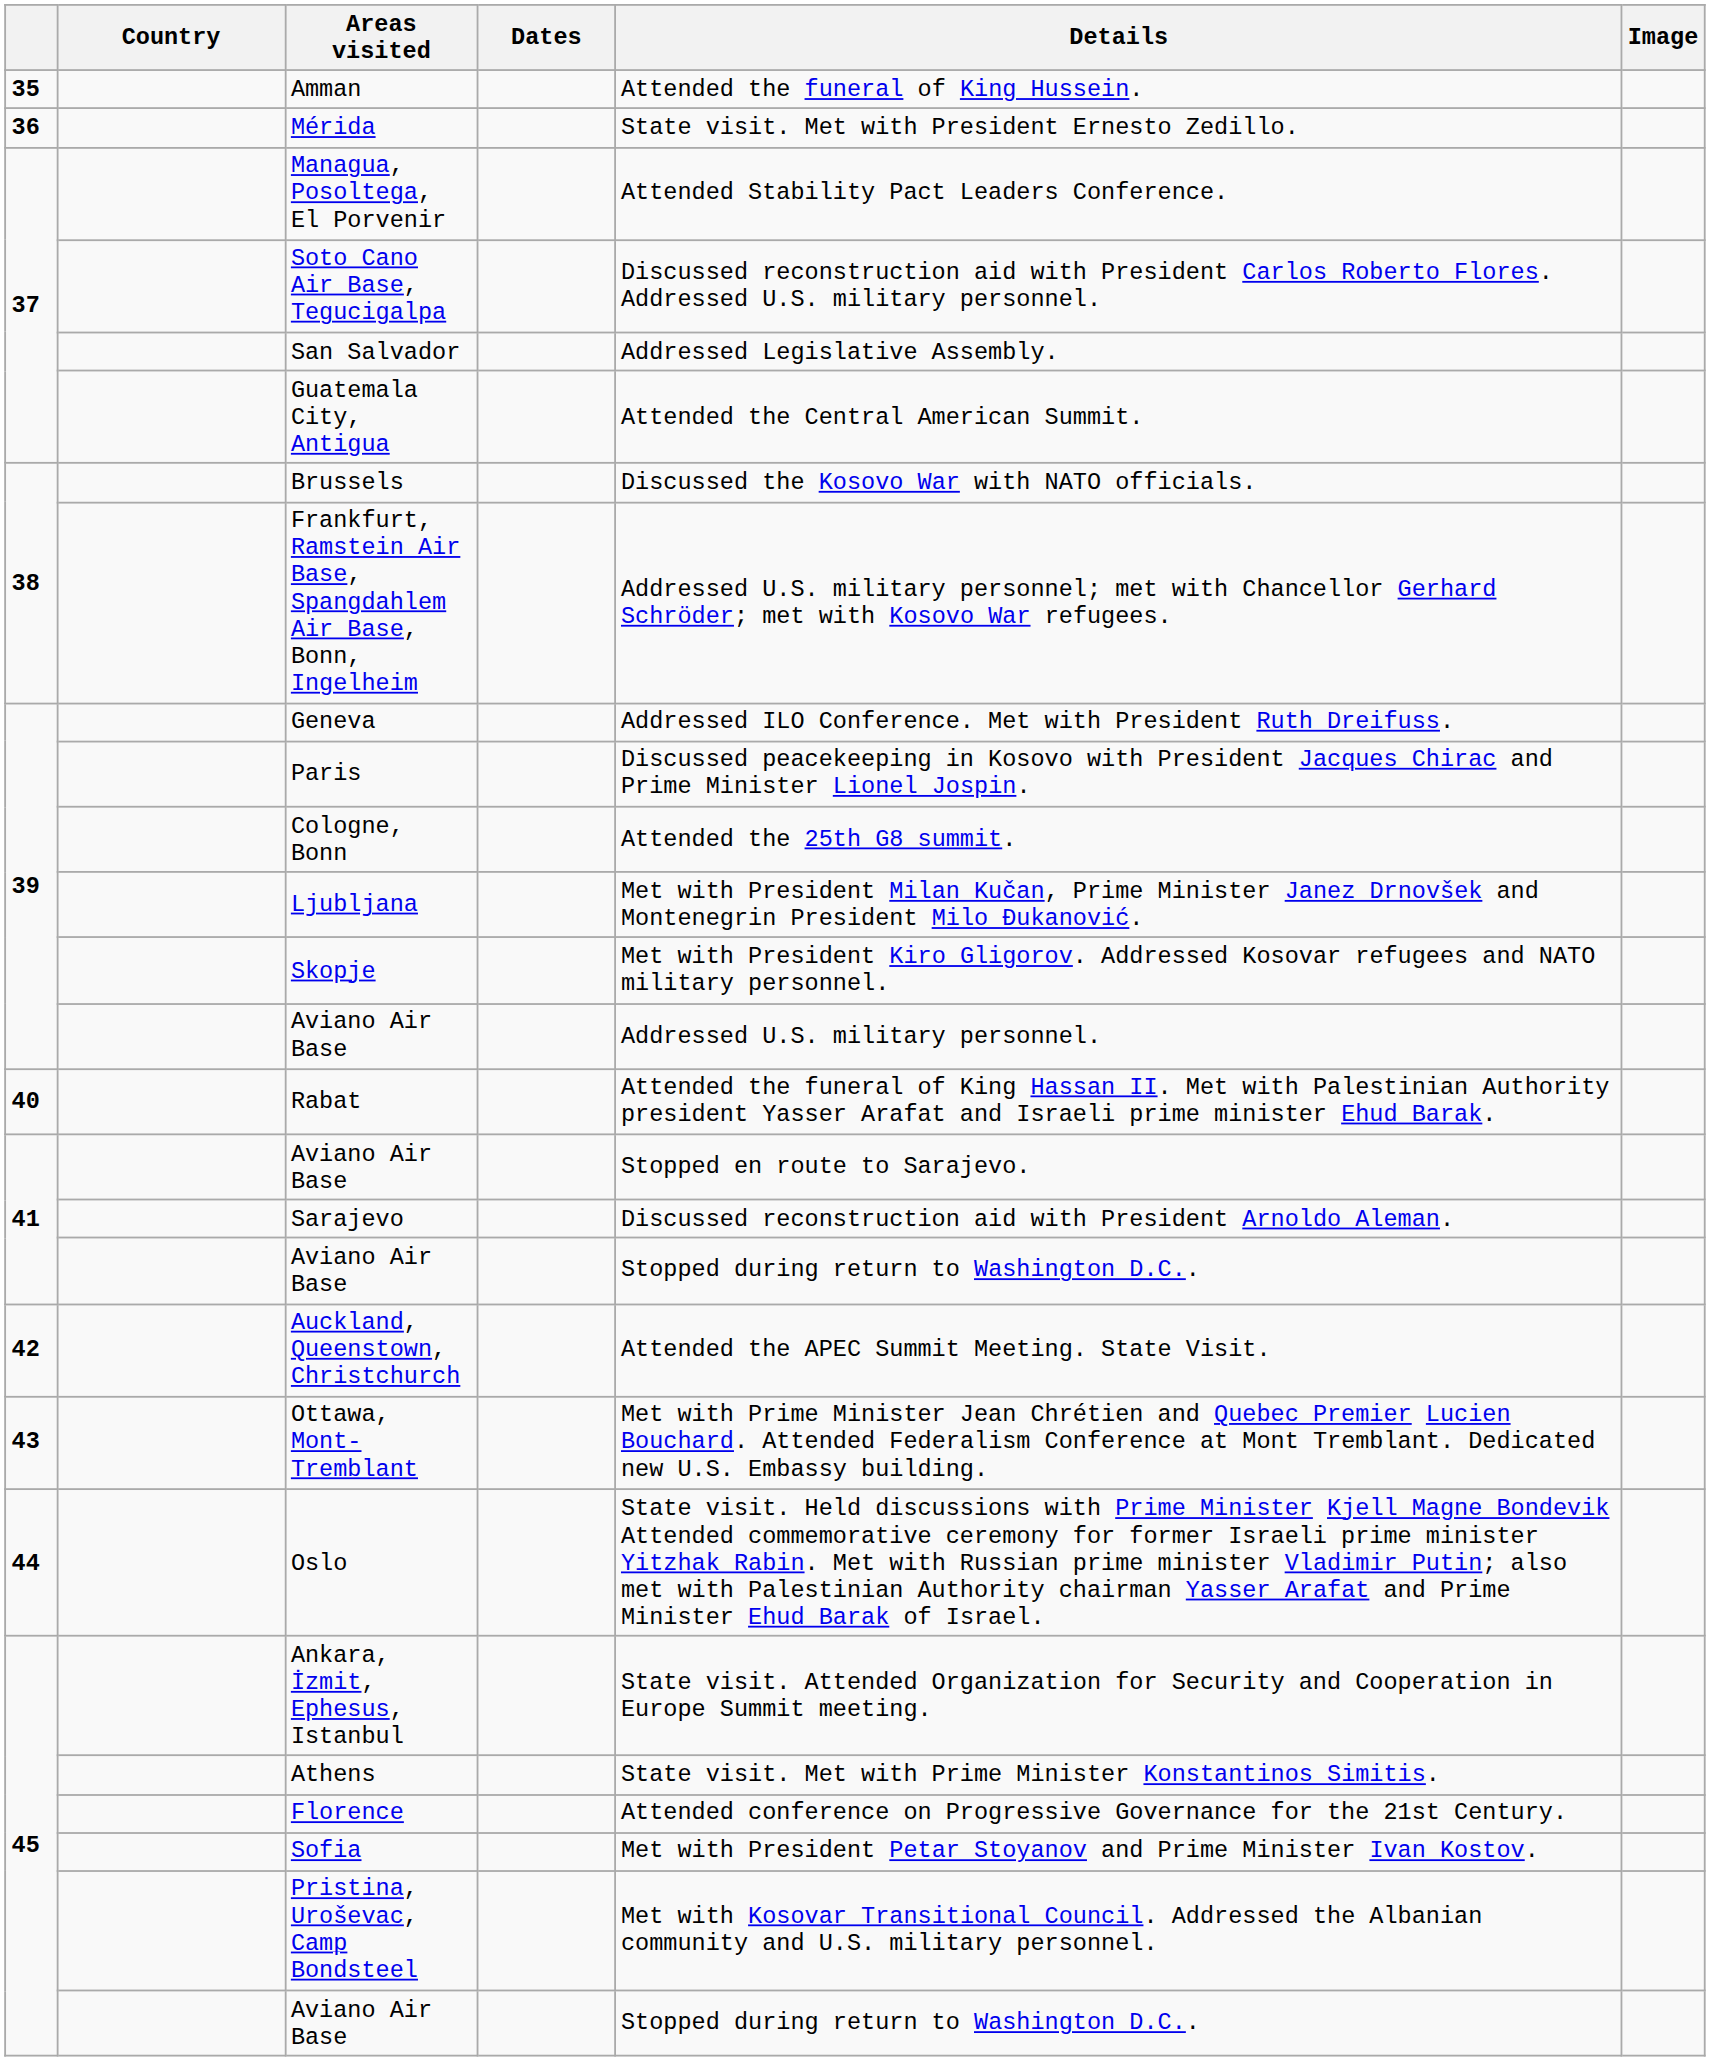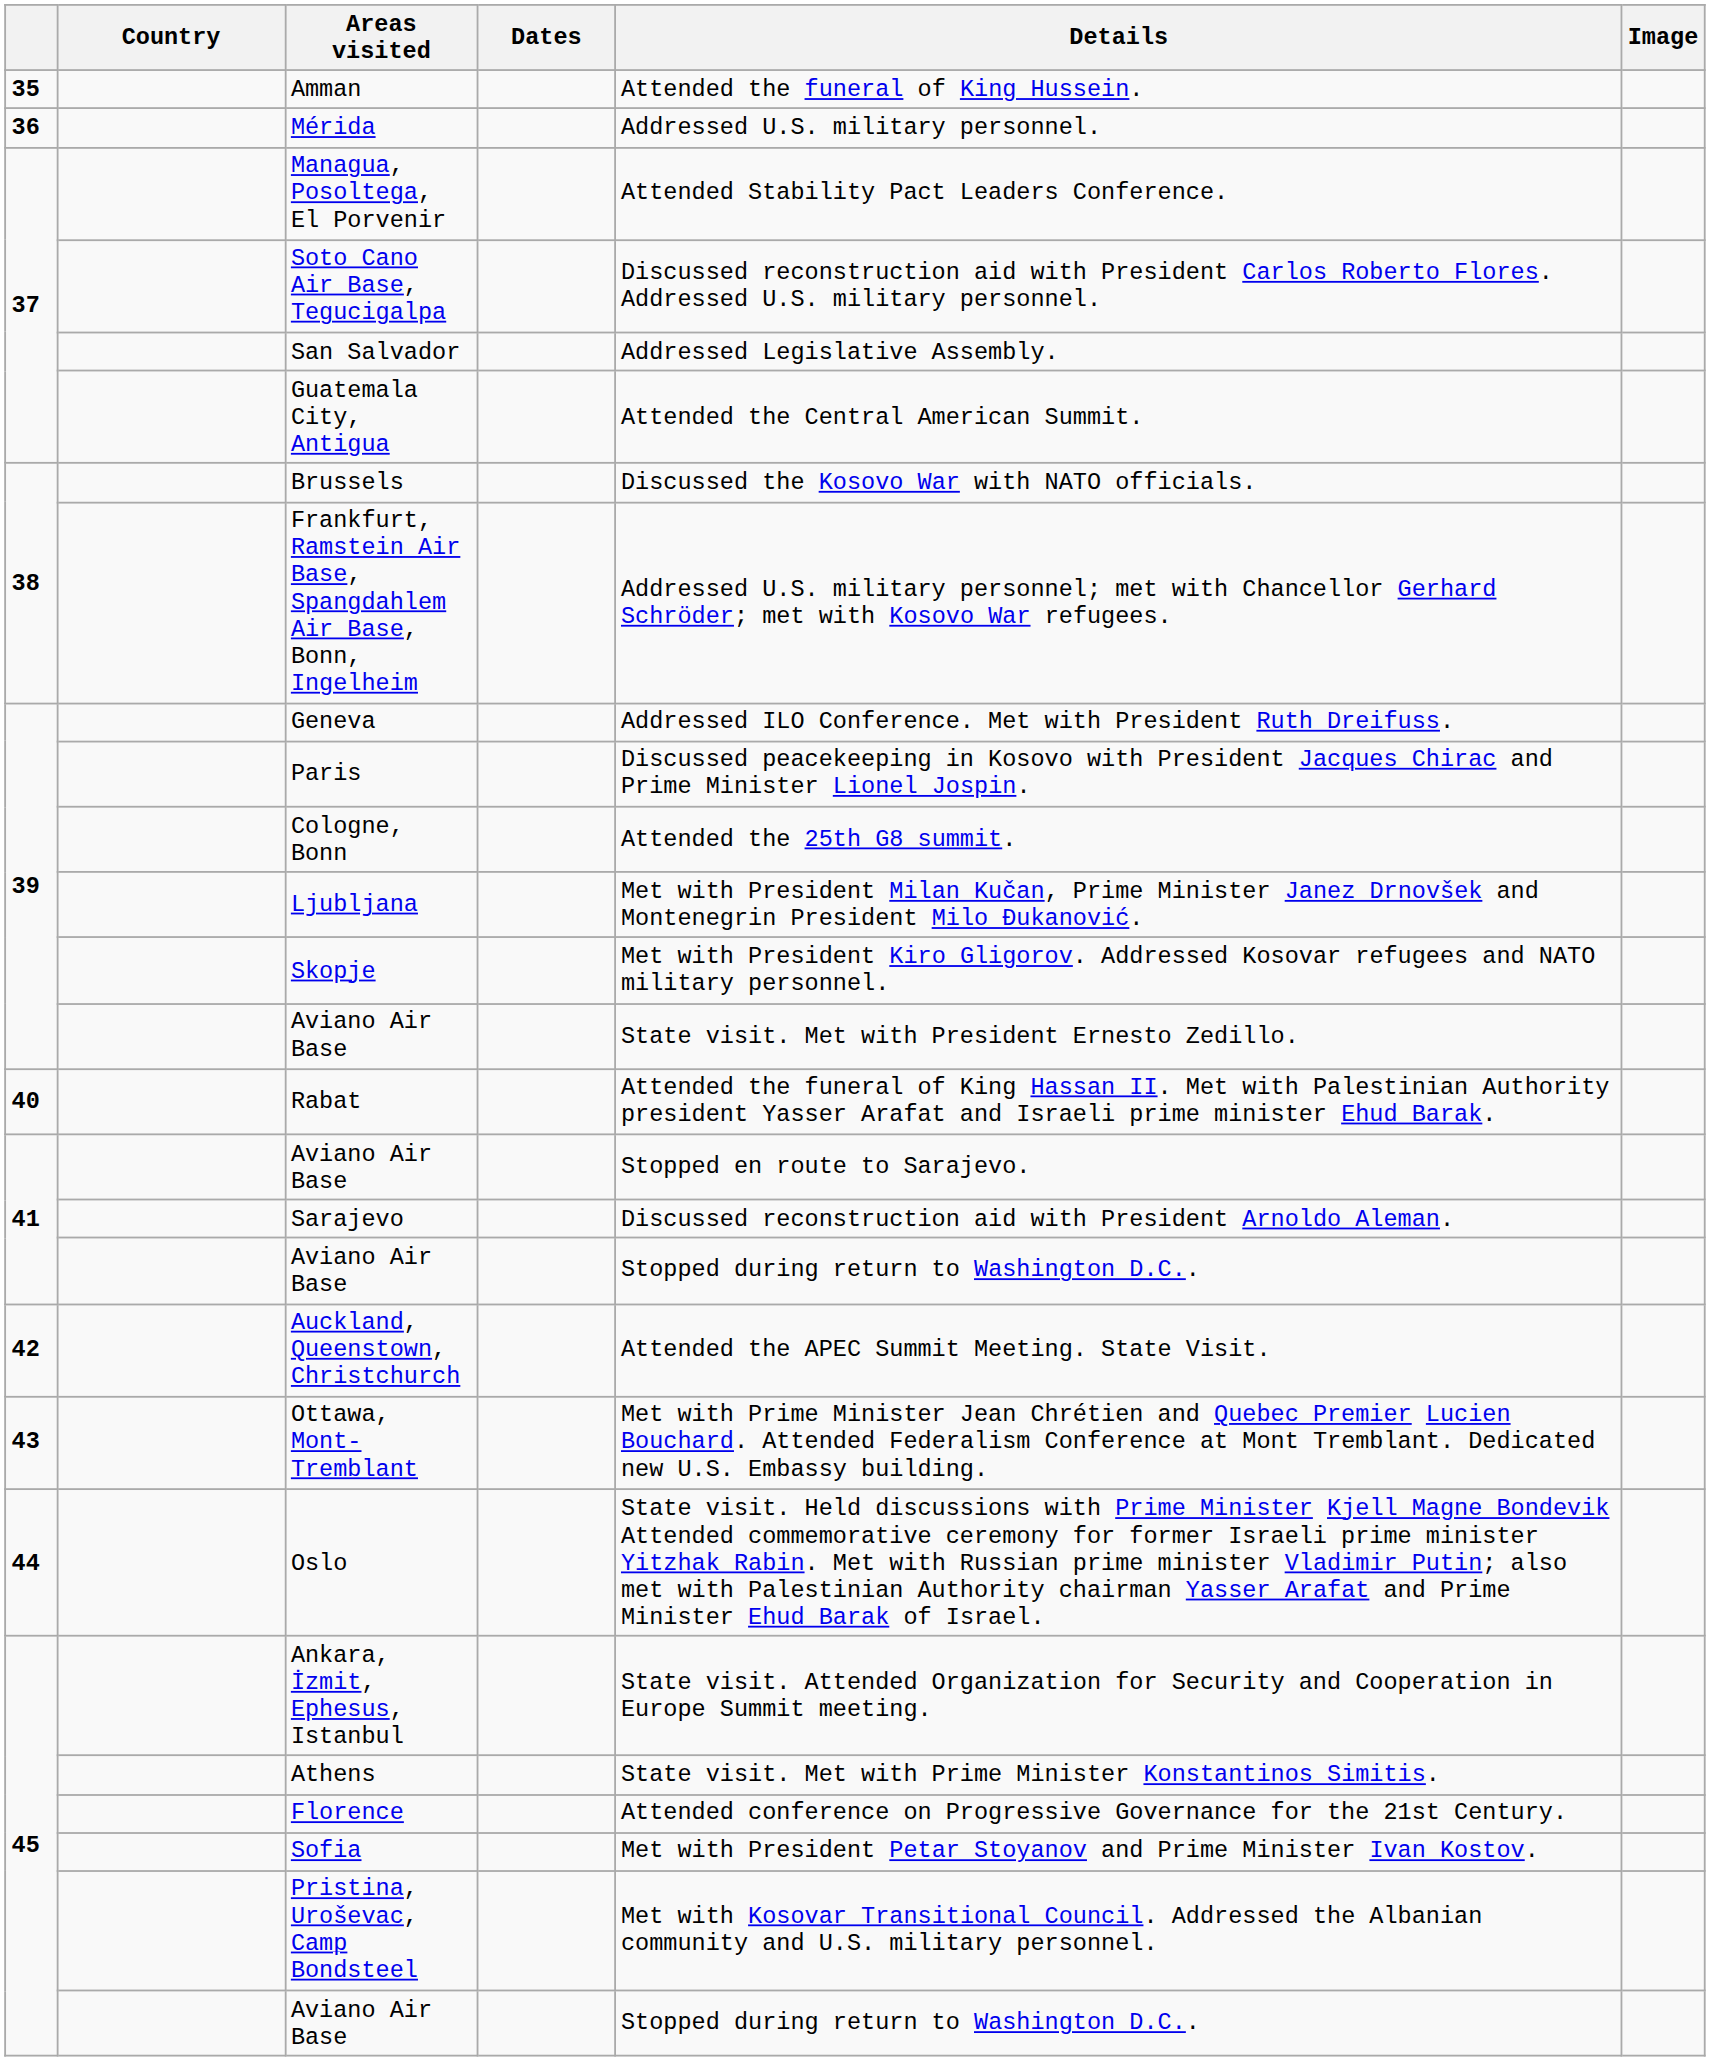(960, 128) State visit. Met with President Ernesto Zedillo. -> (861, 128) Addressed U.S. military personnel.
(861, 1036) Addressed U.S. military personnel. -> (960, 1036) State visit. Met with President Ernesto Zedillo.
